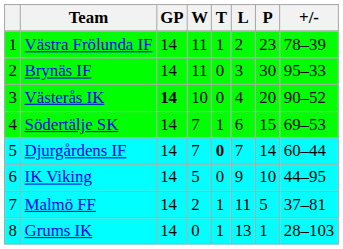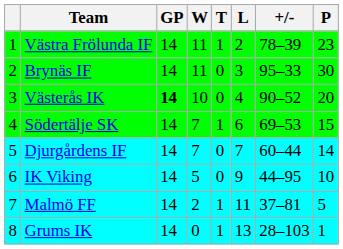columns swapped: (309, 17) <-> (268, 17)
(220, 151) bold -> (220, 151) normal
